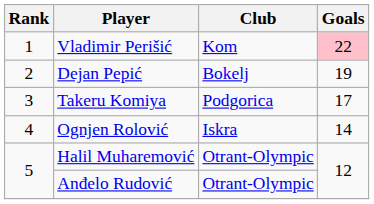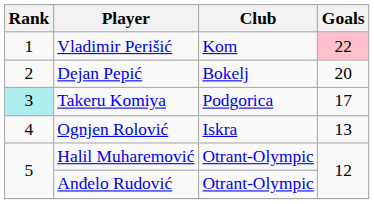(343, 73) 19 -> (343, 73) 20
(29, 101) no background -> (29, 101) paleturquoise background
(343, 128) 14 -> (343, 128) 13
